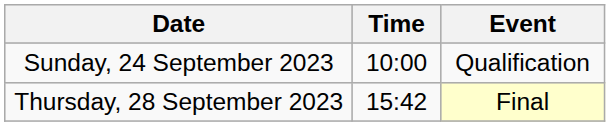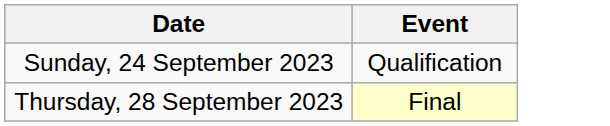- column: (397, 23)
